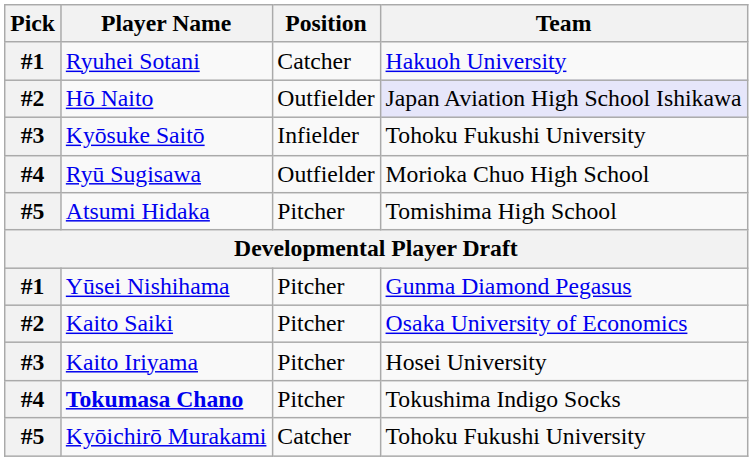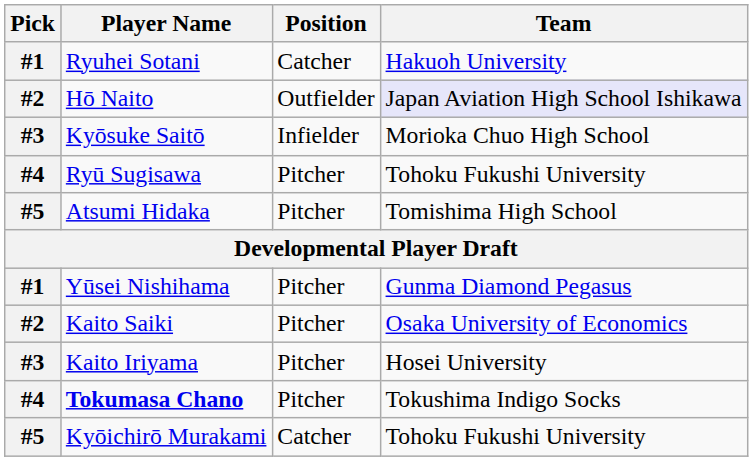(516, 135) Tohoku Fukushi University -> (517, 135) Morioka Chuo High School
(326, 173) Outfielder -> (311, 173) Pitcher
(517, 173) Morioka Chuo High School -> (516, 173) Tohoku Fukushi University
